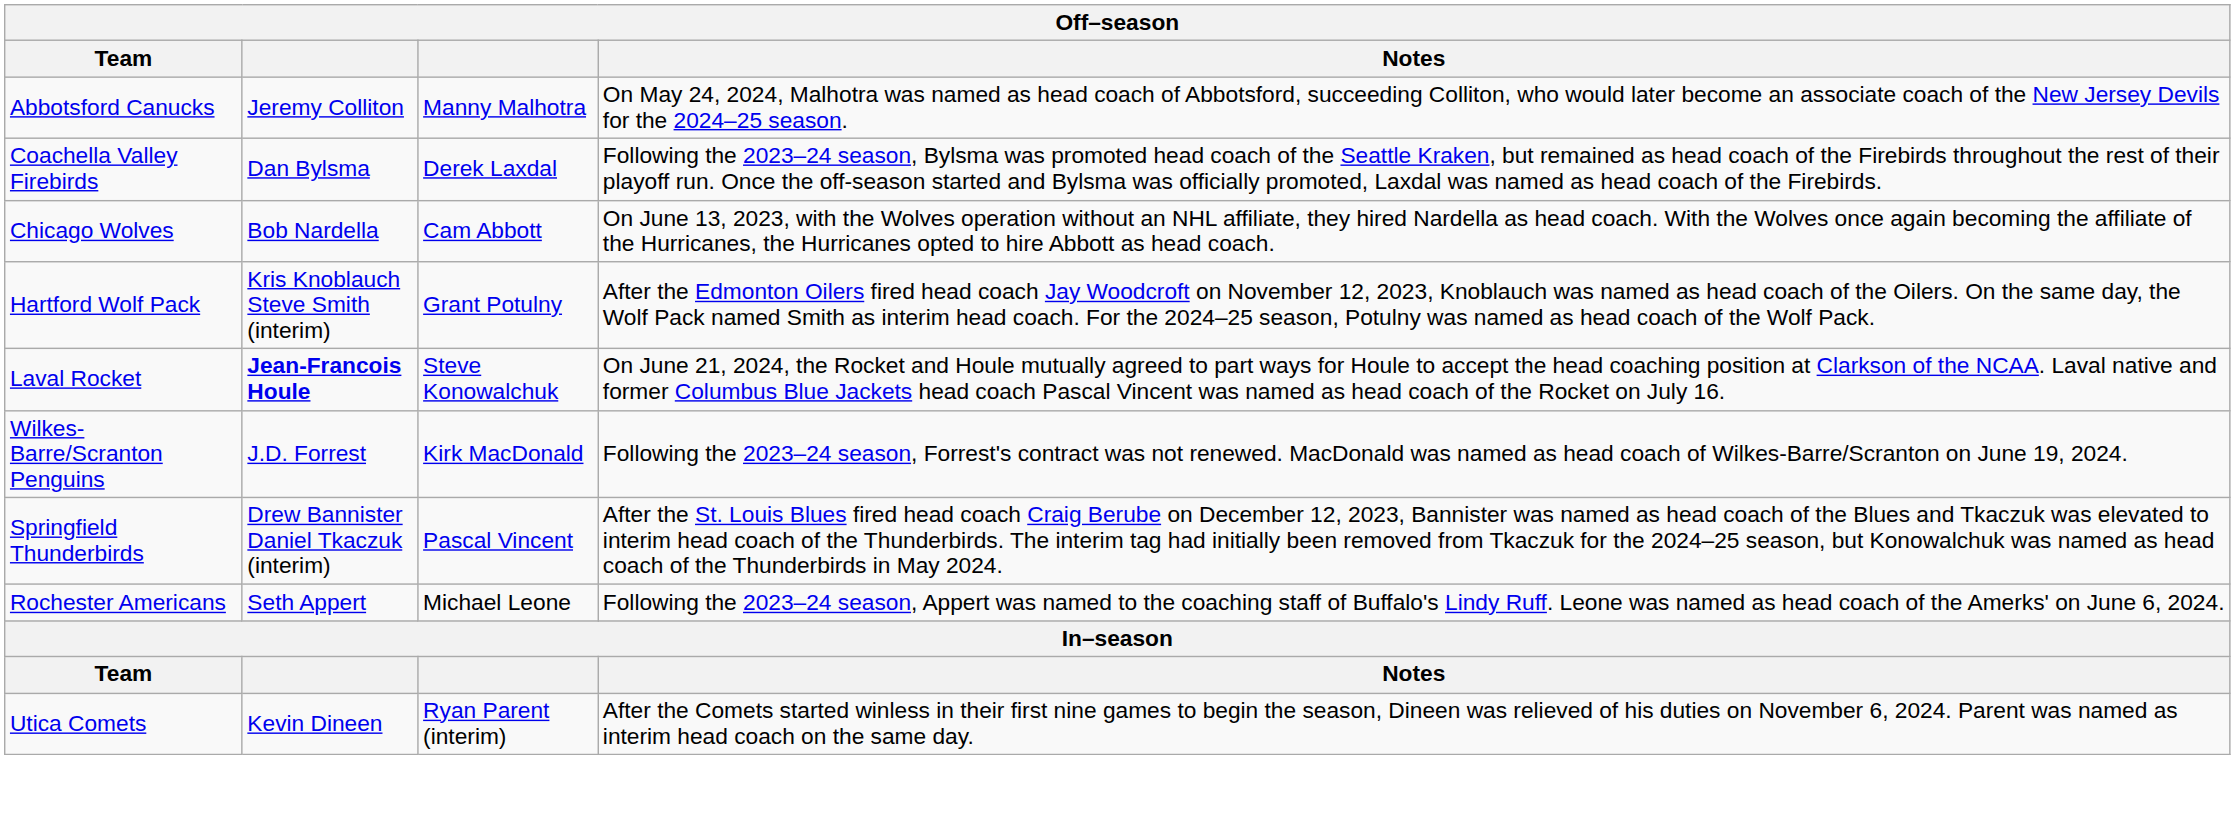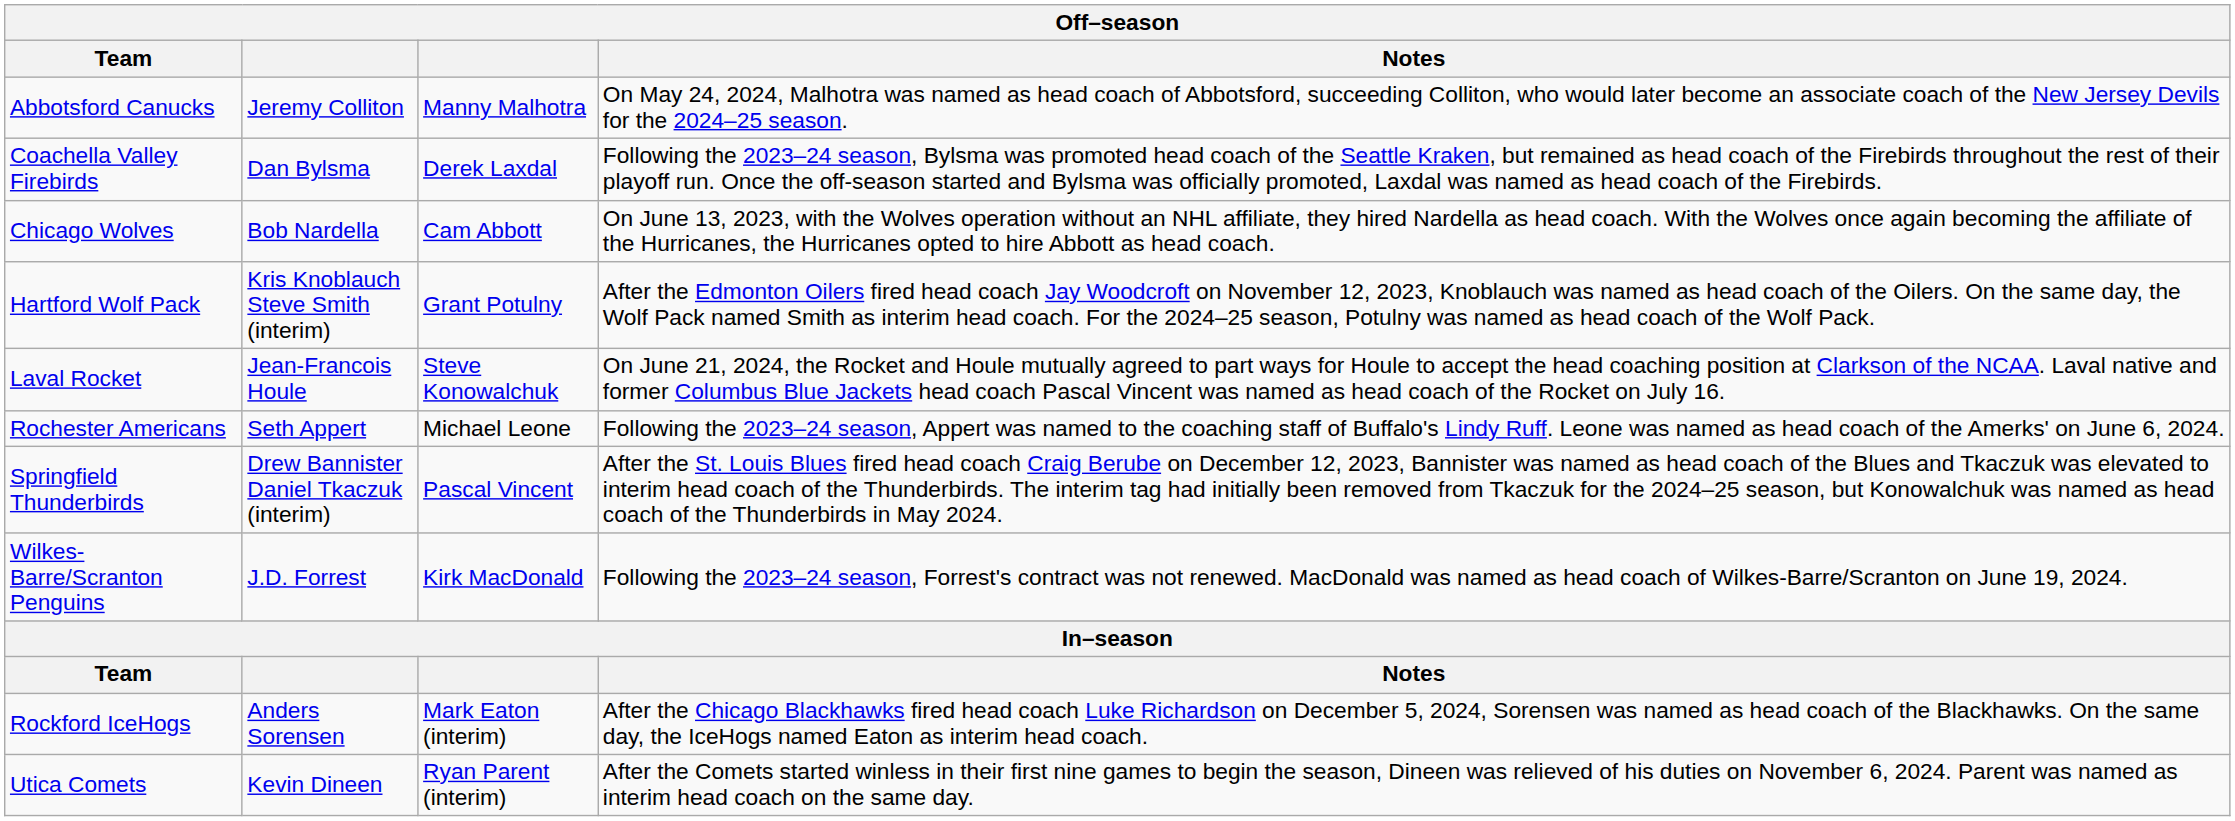(324, 379) bold -> (319, 379) normal
rows swapped: (118, 602) <-> (86, 453)
+ row: (100, 723)
